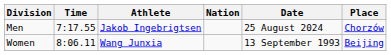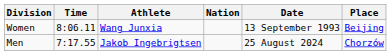rows swapped: (15, 27) <-> (21, 42)
